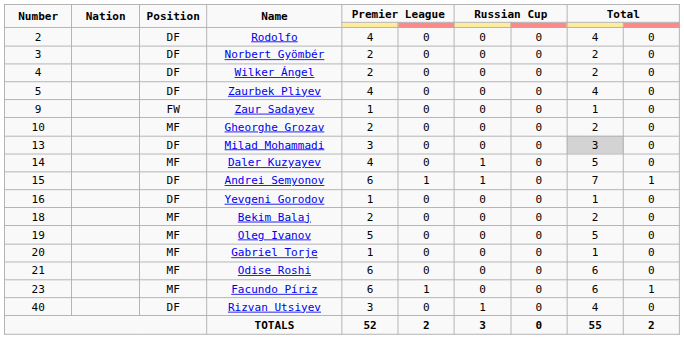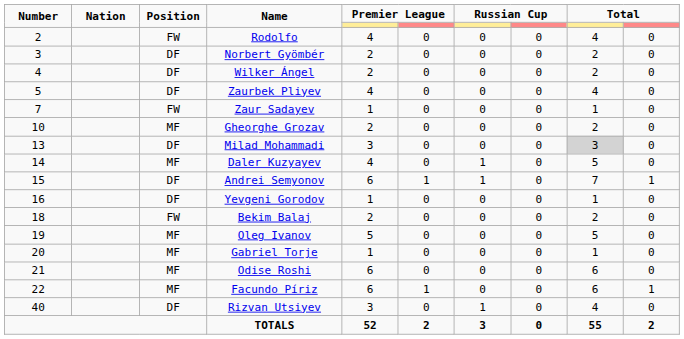(173, 37) DF -> (173, 37) FW
(38, 109) 9 -> (38, 109) 7
(173, 217) MF -> (173, 217) FW
(38, 289) 23 -> (38, 289) 22
